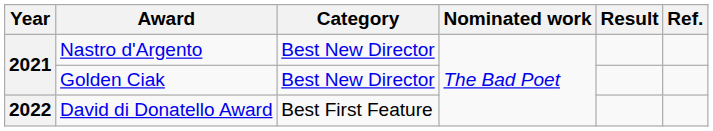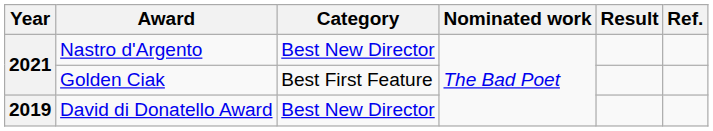(358, 79) Best New Director -> (357, 79) Best First Feature
(30, 110) 2022 -> (30, 110) 2019
(357, 110) Best First Feature -> (358, 110) Best New Director
